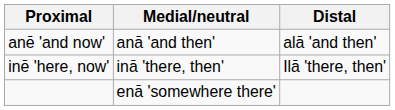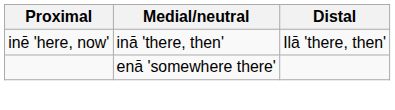- row: (57, 42)
